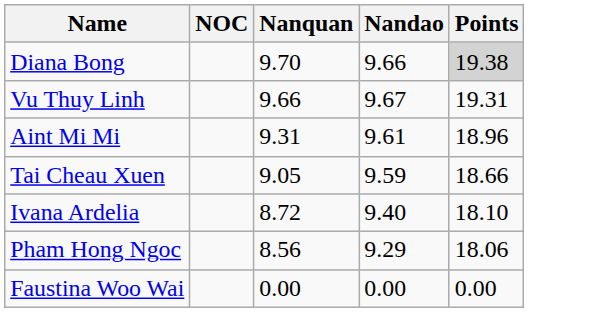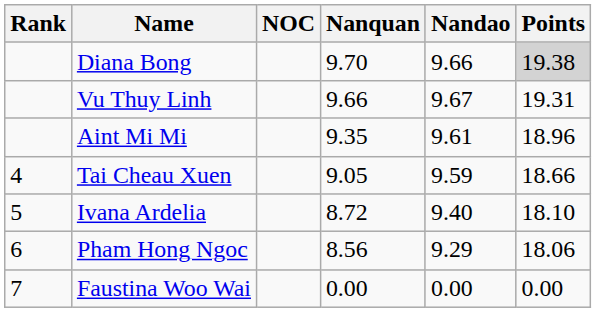+ column: (38, 23)
(280, 136) 9.31 -> (347, 136) 9.35
